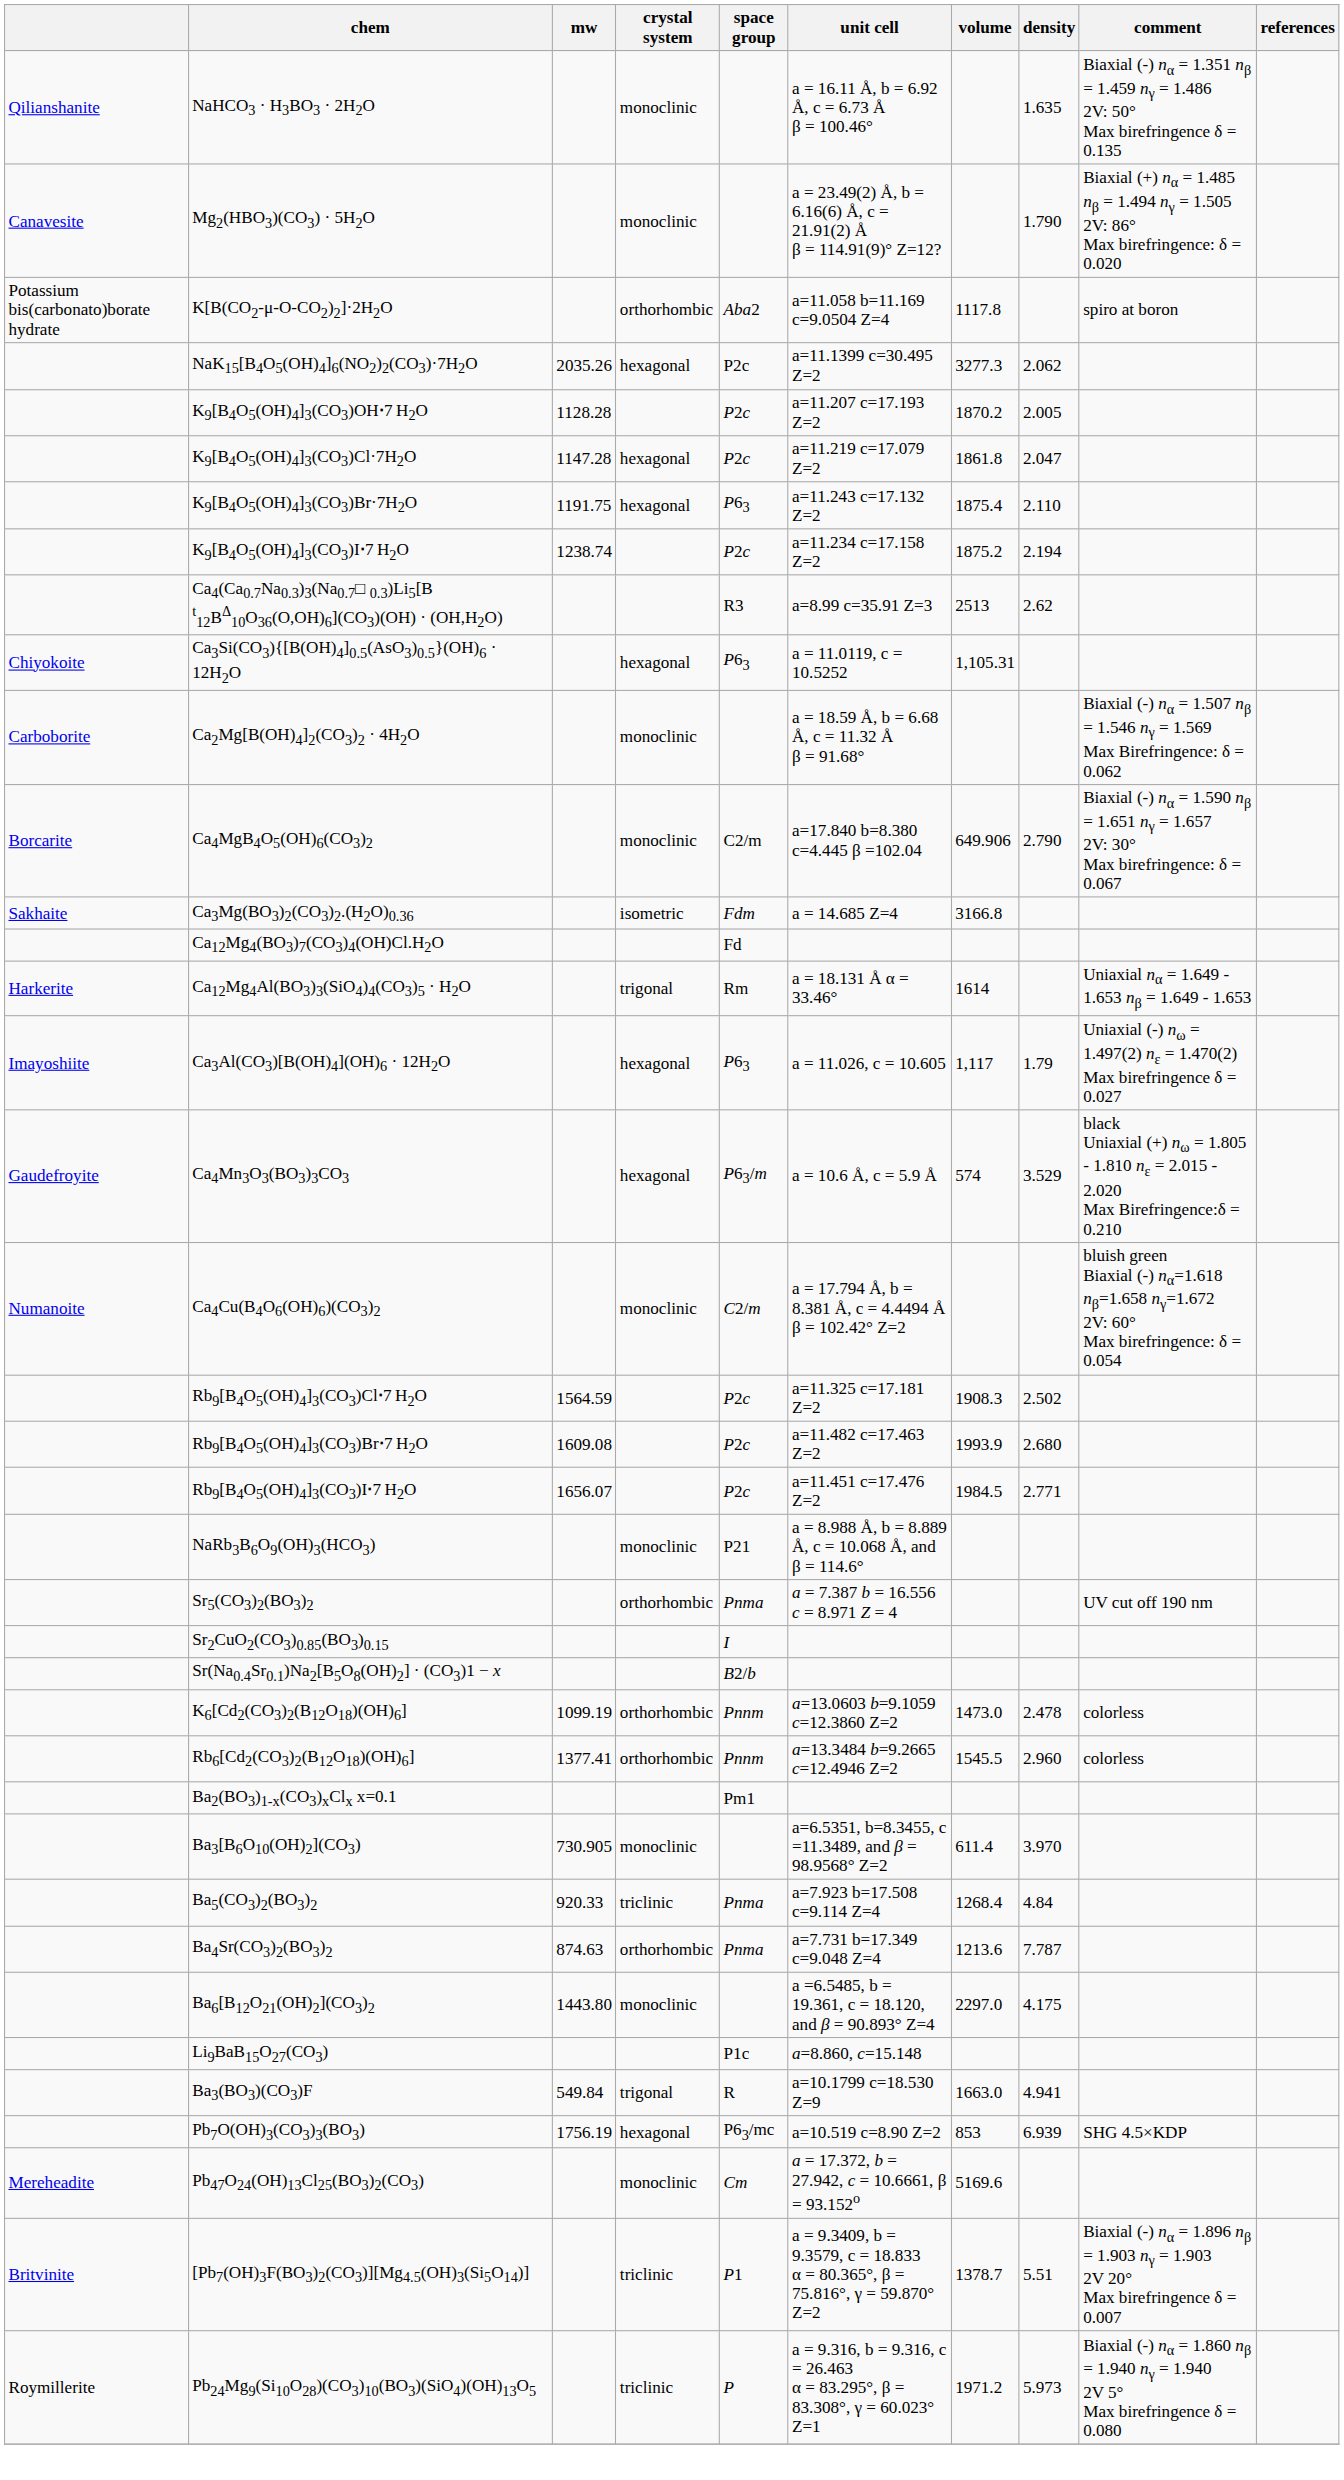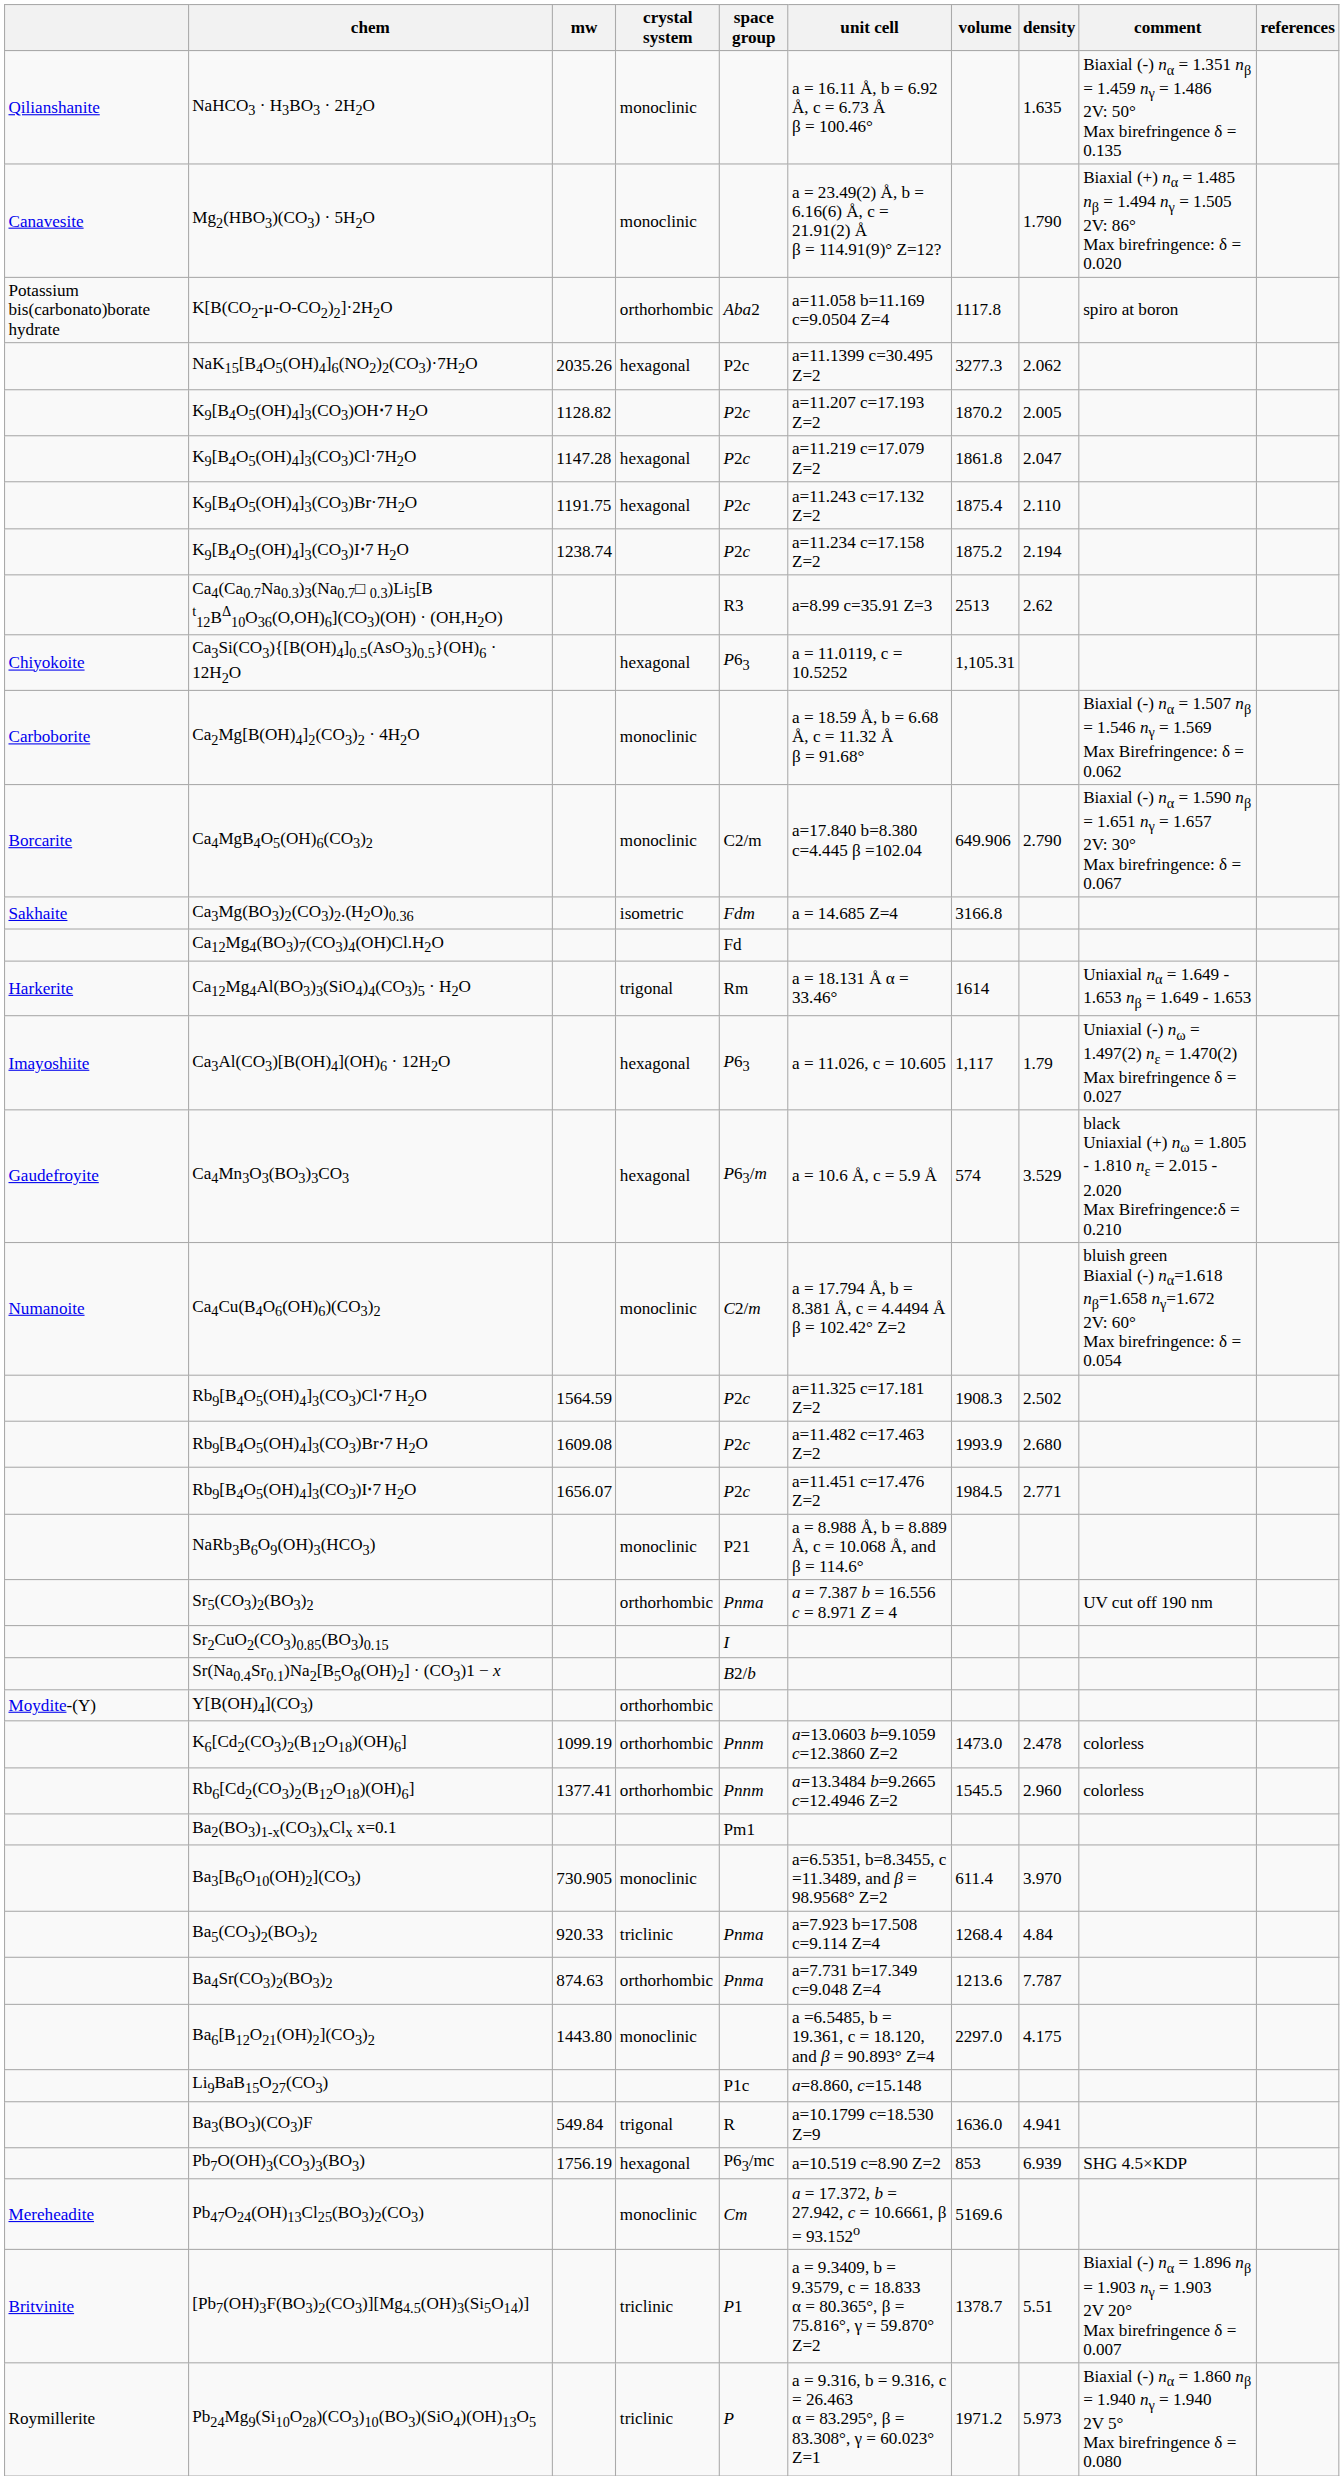(584, 412) 1128.28 -> (584, 412) 1128.82
(737, 505) P63 -> (737, 505) P2c
+ row: (253, 1705)
(979, 2092) 1663.0 -> (979, 2124) 1636.0
